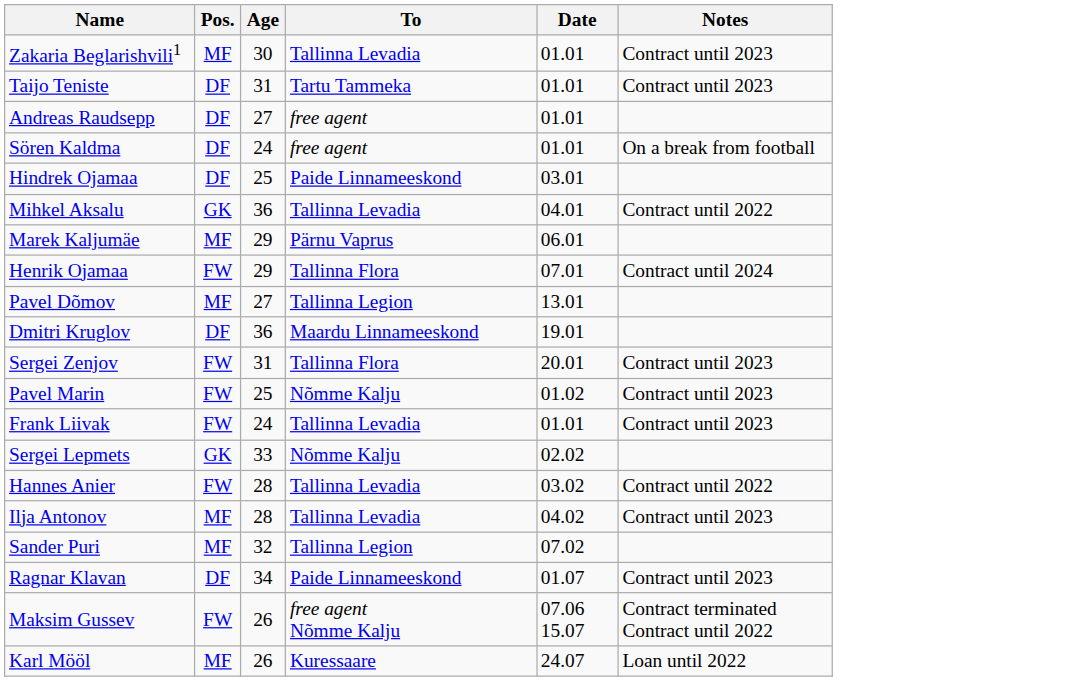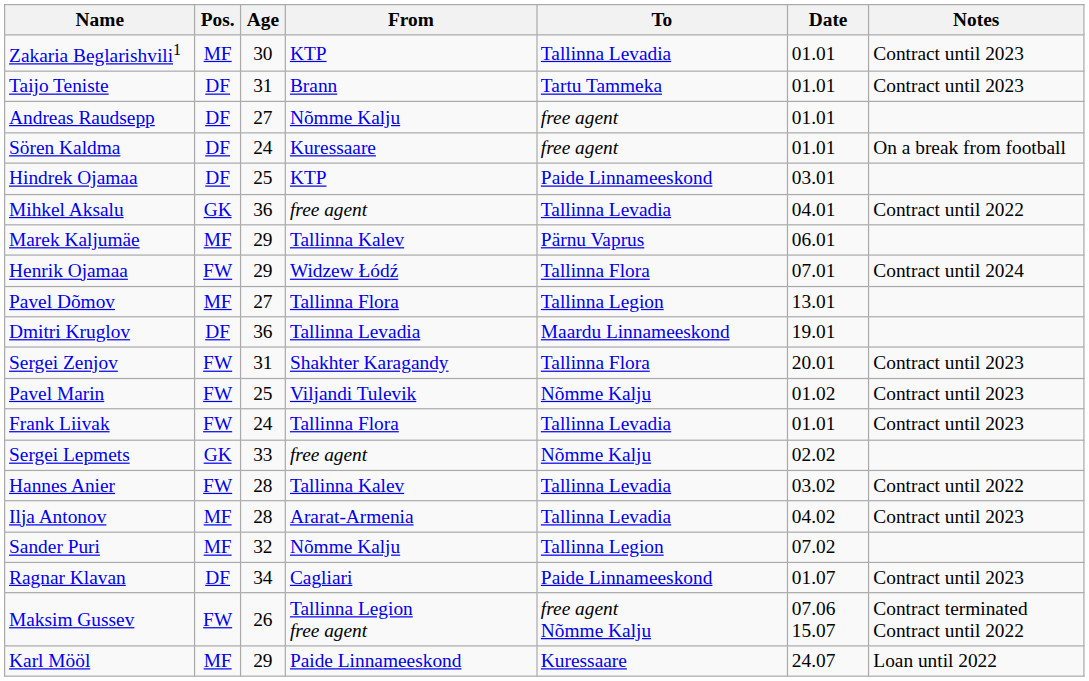+ column: (411, 19)
(263, 660) 26 -> (263, 660) 29
